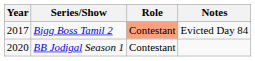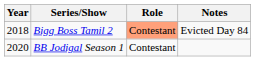(18, 30) 2017 -> (18, 30) 2018
